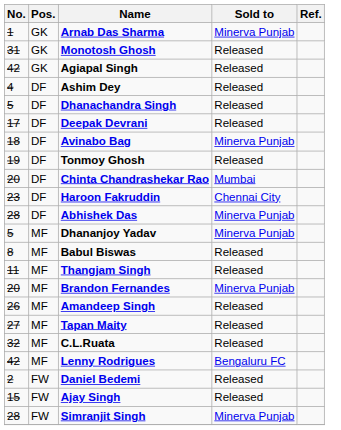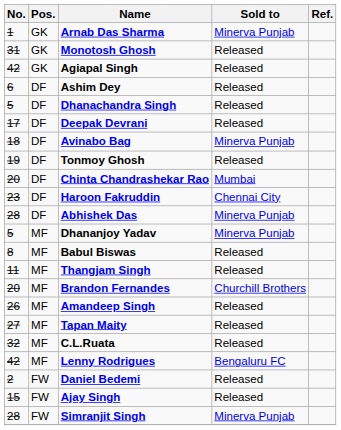(10, 87) 4 -> (10, 87) 6
(254, 288) Minerva Punjab -> (260, 288) Churchill Brothers
